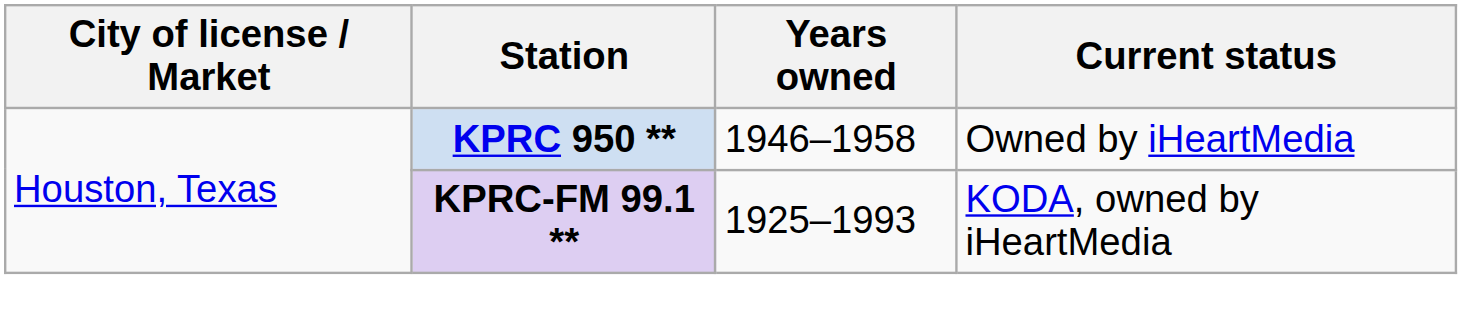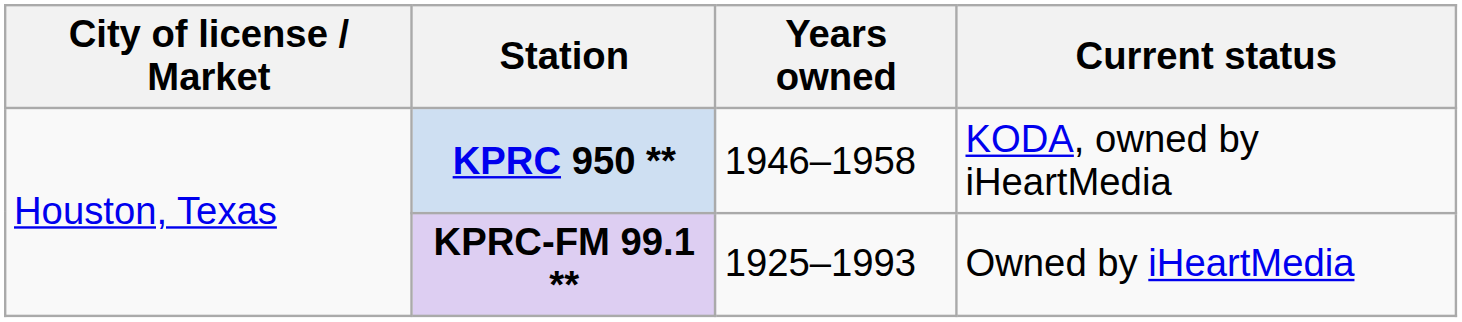(1160, 138) Owned by iHeartMedia -> (1112, 159) KODA, owned by iHeartMedia
(1112, 220) KODA, owned by iHeartMedia -> (1160, 263) Owned by iHeartMedia
